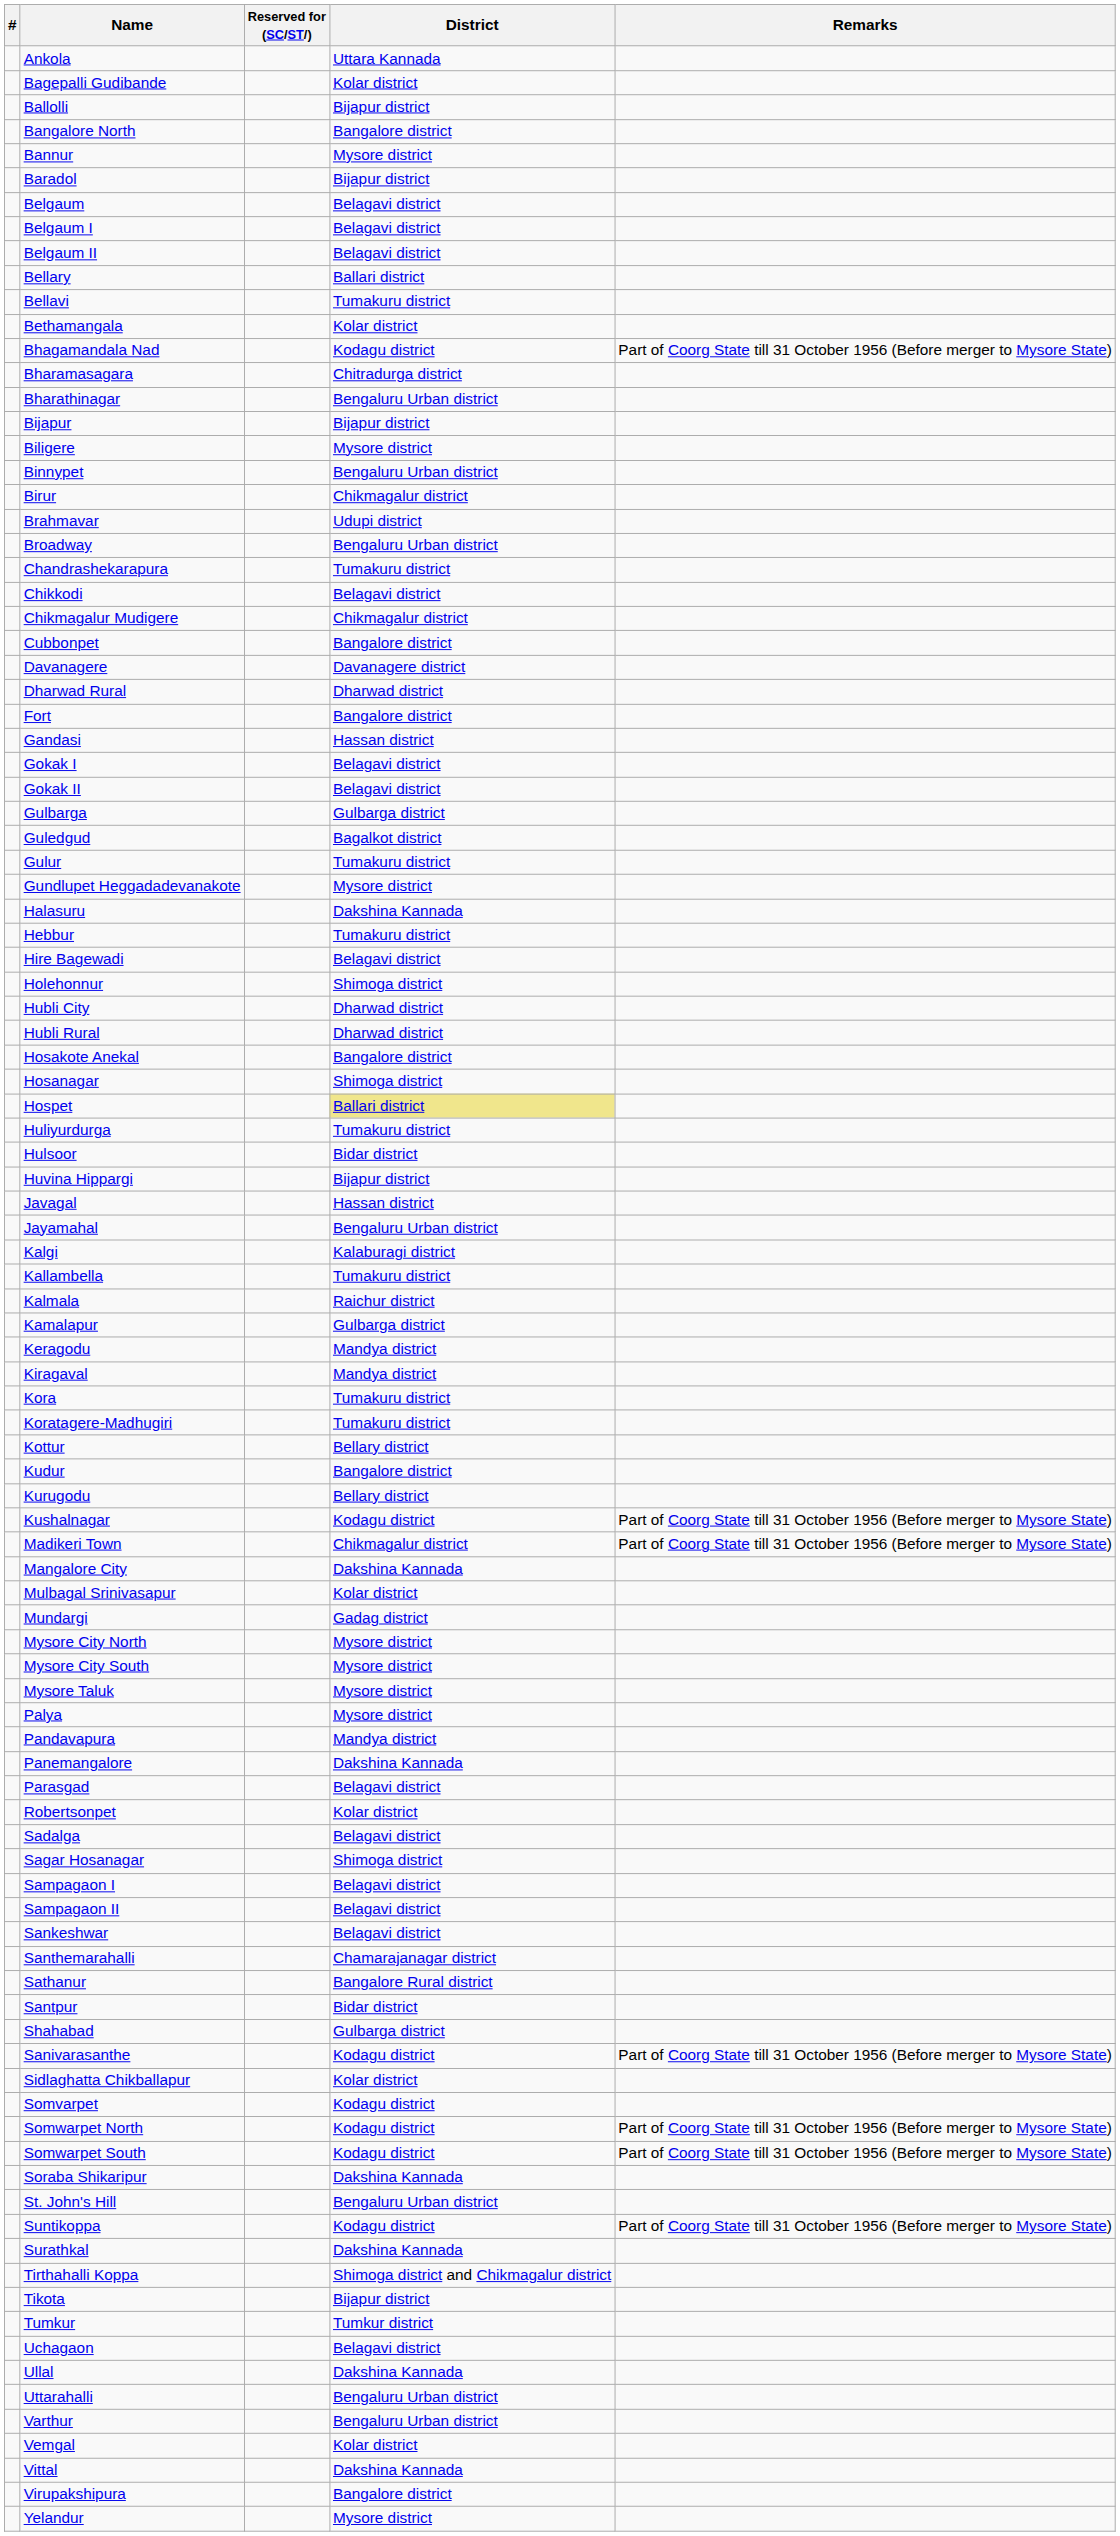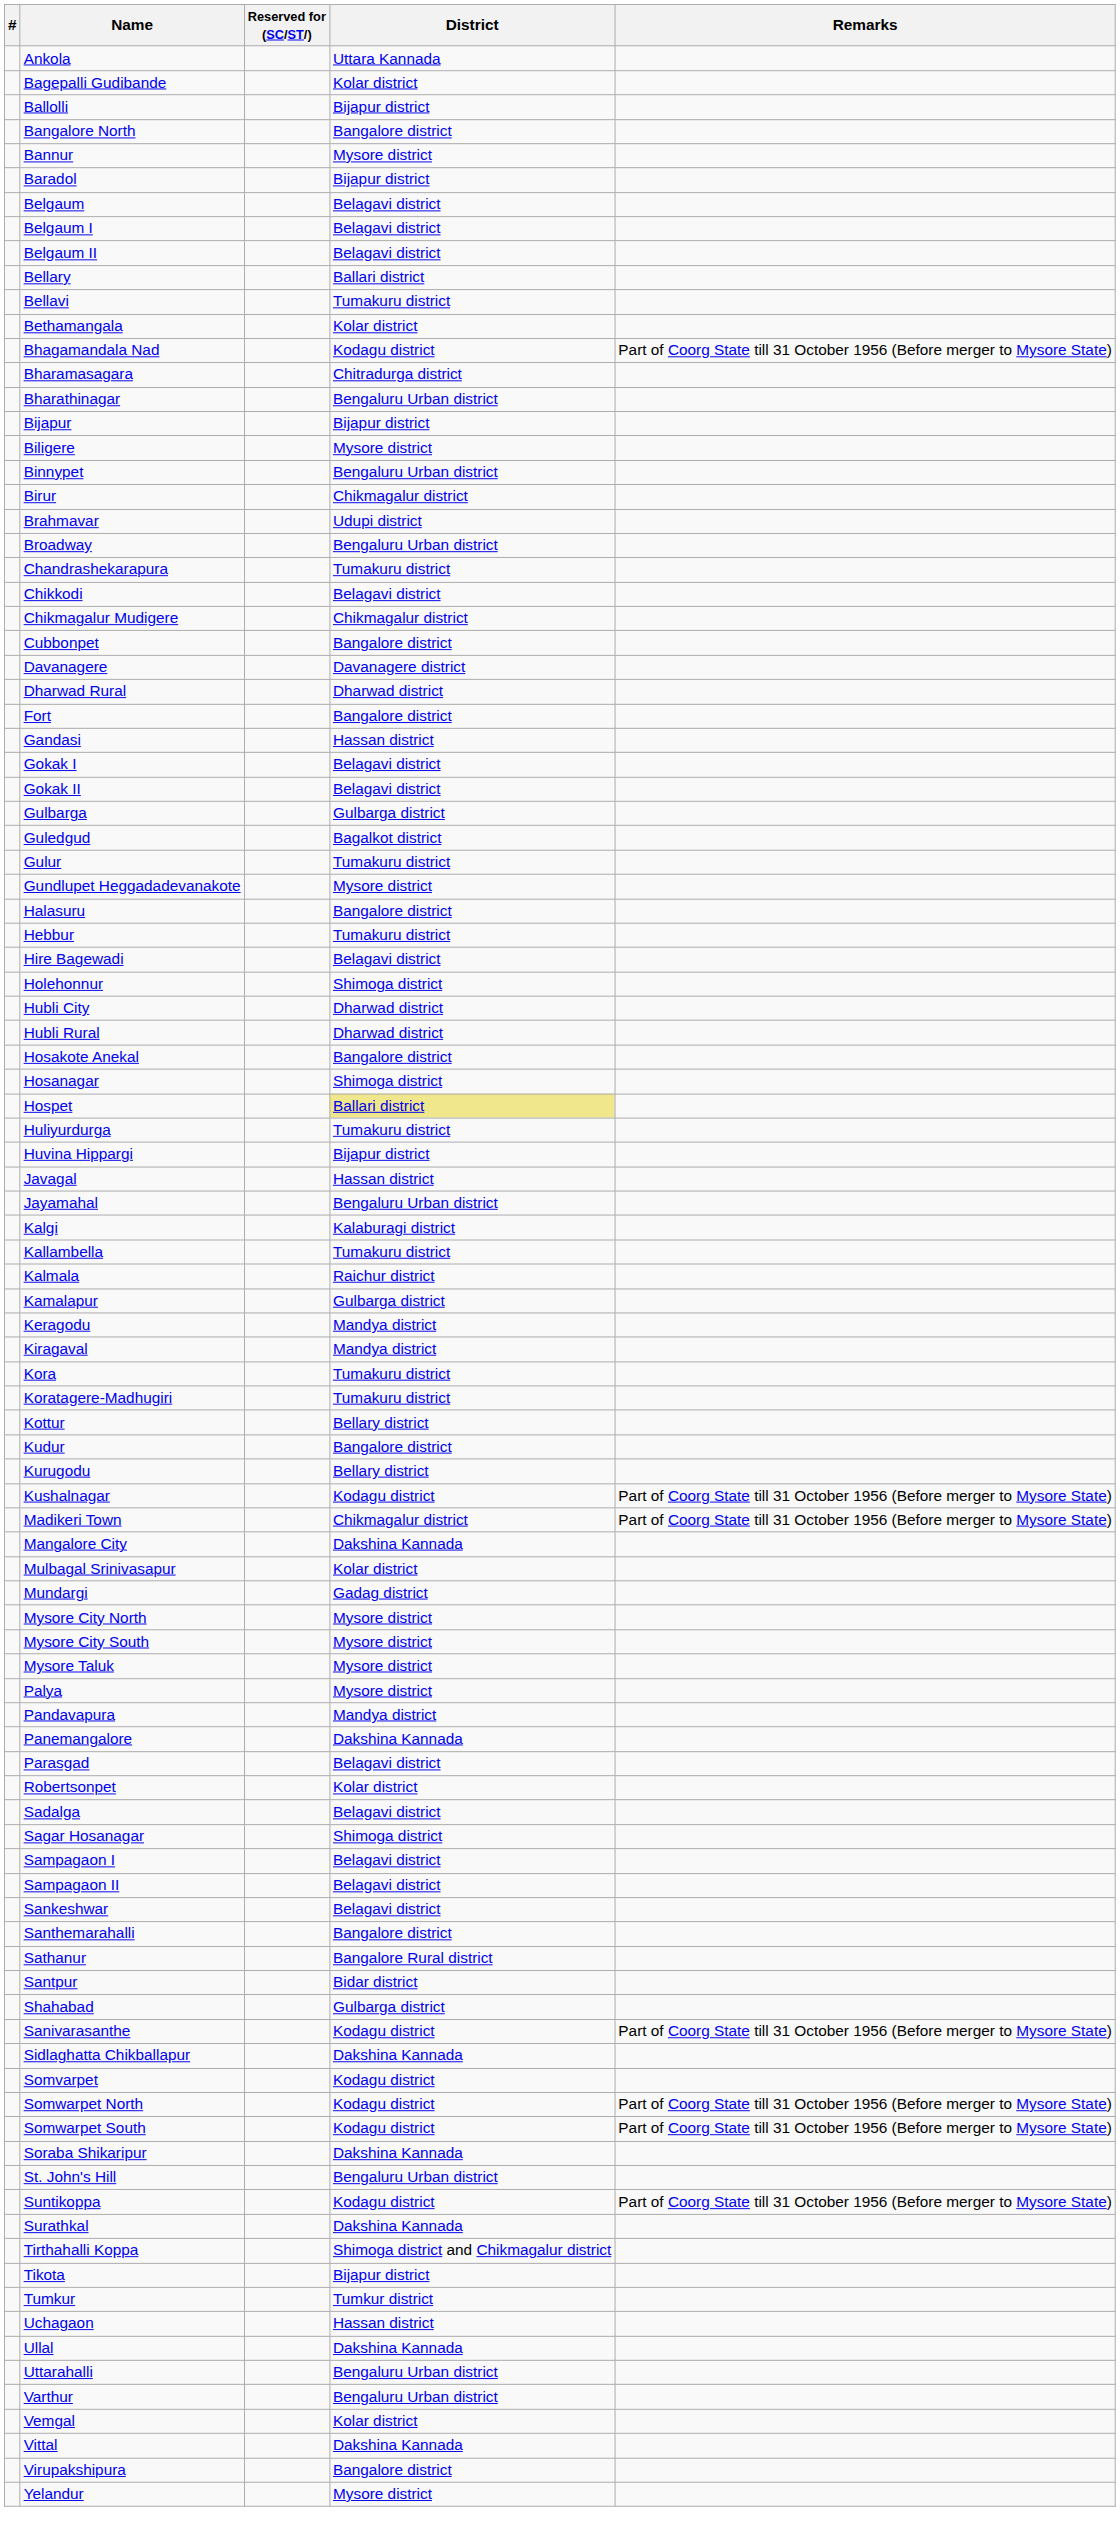(398, 910) Dakshina Kannada -> (392, 910) Bangalore district
- row: (50, 1154)
(415, 1958) Chamarajanagar district -> (392, 1934) Bangalore district
(375, 2080) Kolar district -> (398, 2055) Dakshina Kannada
(387, 2348) Belagavi district -> (383, 2323) Hassan district
